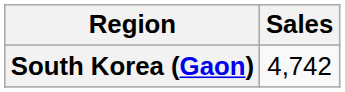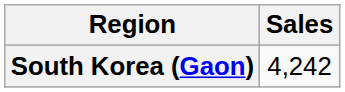(300, 65) 4,742 -> (300, 65) 4,242
